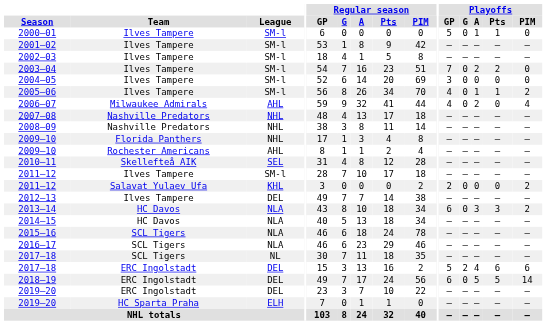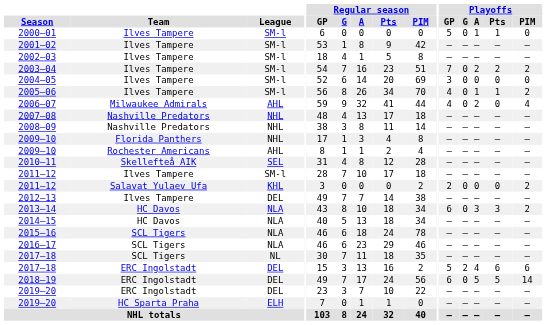(527, 69) 0 -> (527, 69) 2
